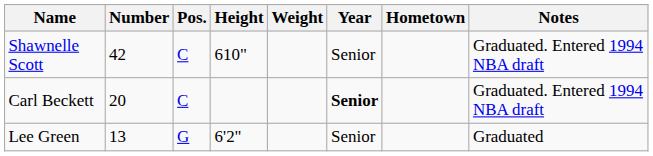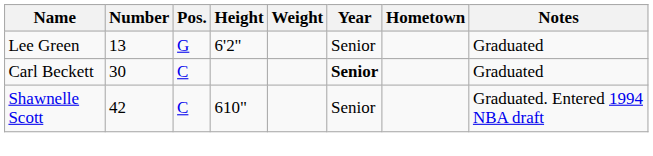rows swapped: (44, 136) <-> (44, 54)
(117, 100) 20 -> (117, 71) 30
(558, 100) Graduated. Entered 1994 NBA draft -> (508, 71) Graduated
